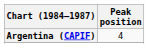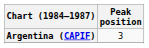(121, 36) 4 -> (121, 36) 3
